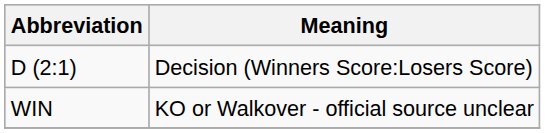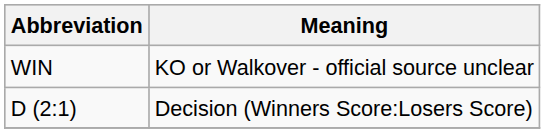rows swapped: (44, 67) <-> (32, 108)
